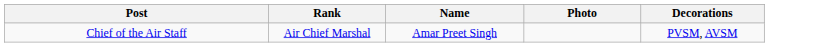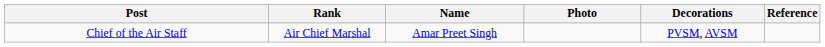+ column: (792, 13)
